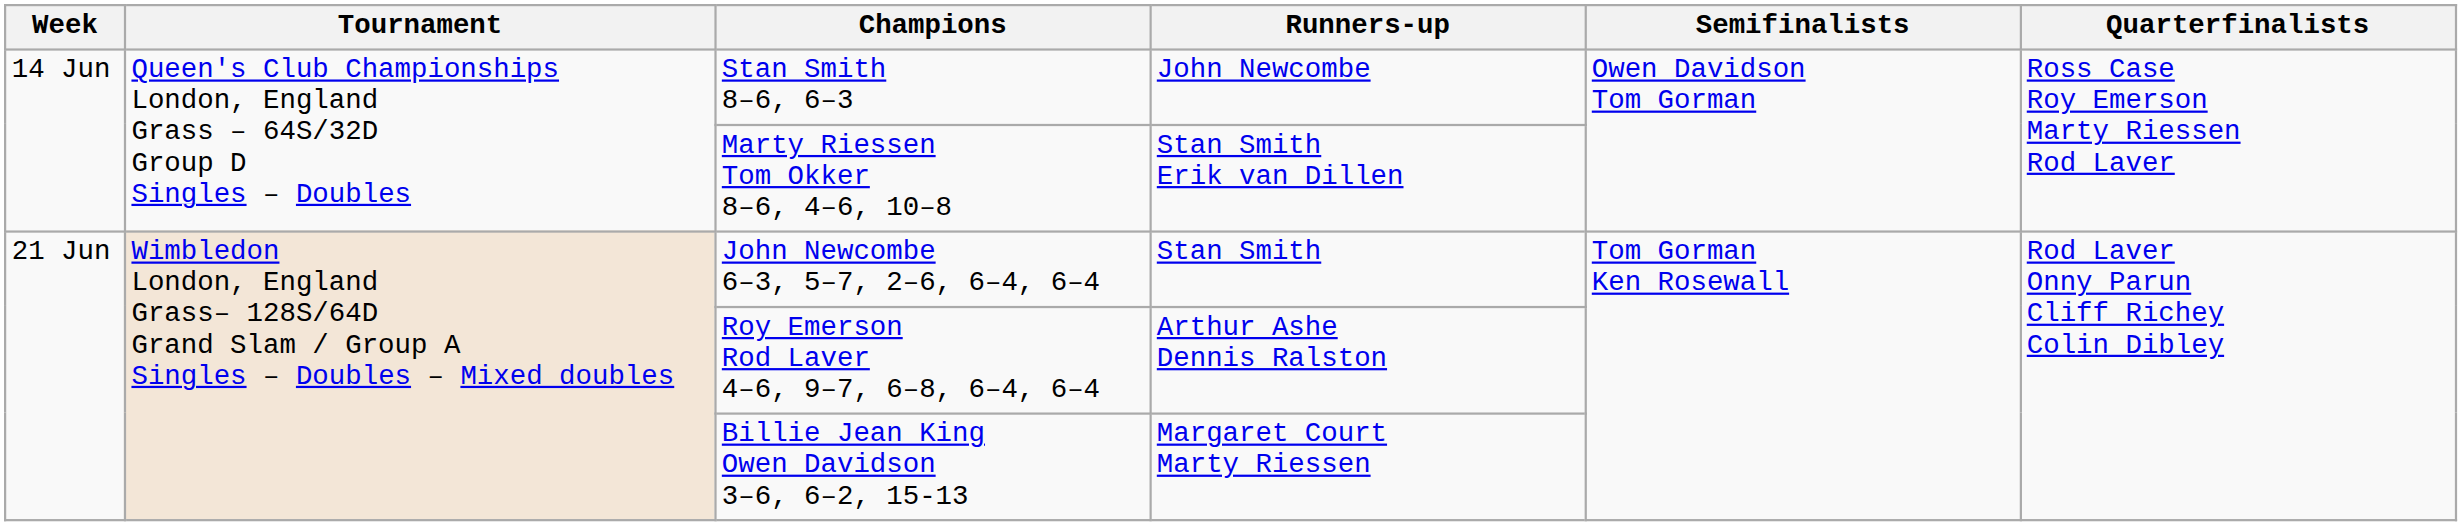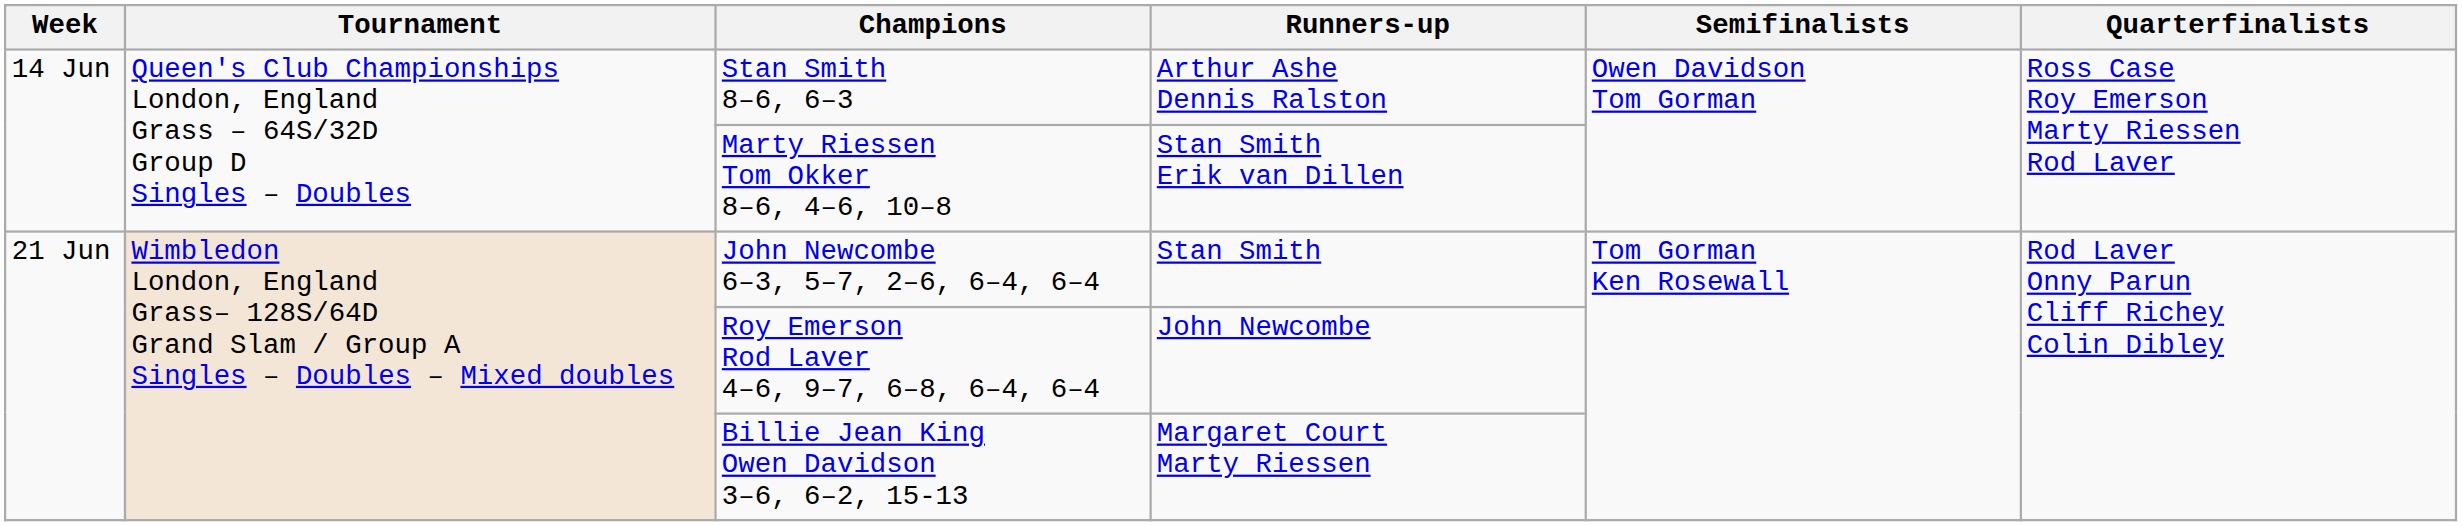(1264, 72) John Newcombe -> (1272, 87) Arthur Ashe Dennis Ralston
(1272, 344) Arthur Ashe Dennis Ralston -> (1264, 329) John Newcombe
